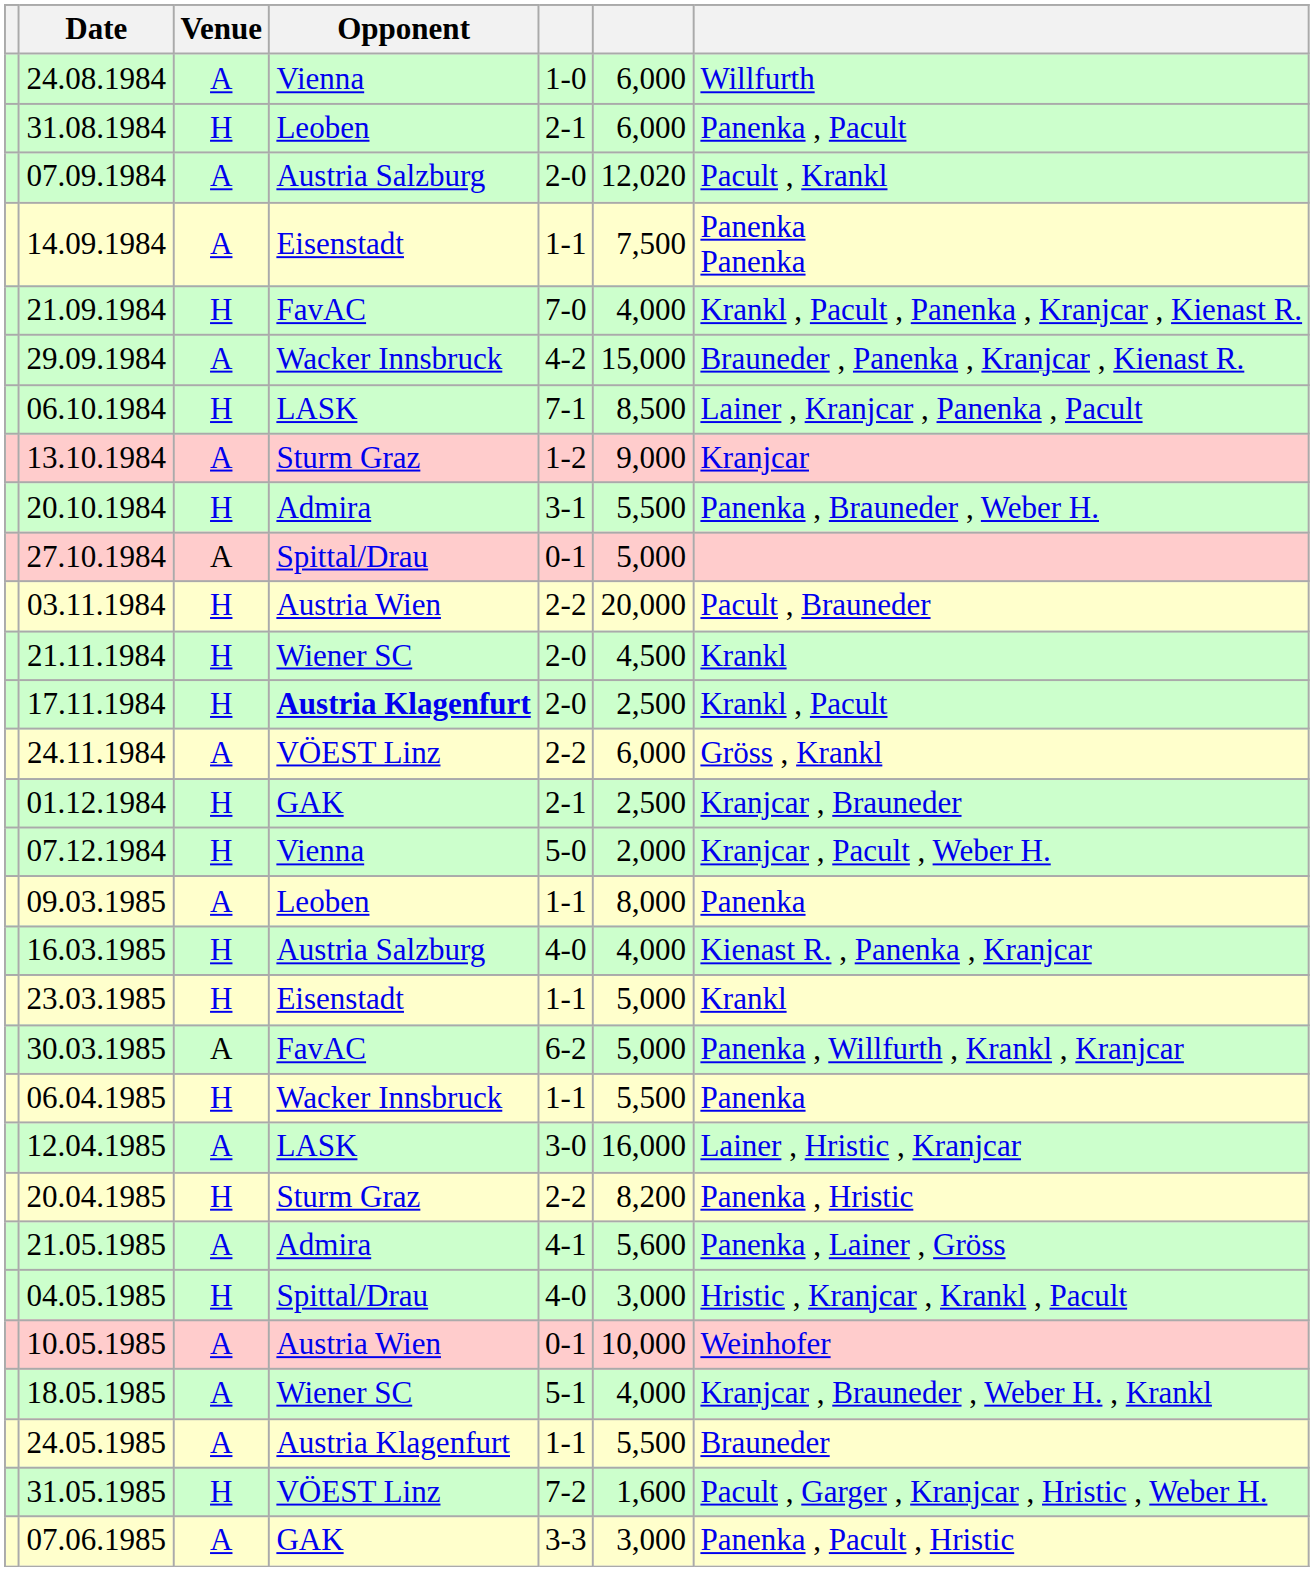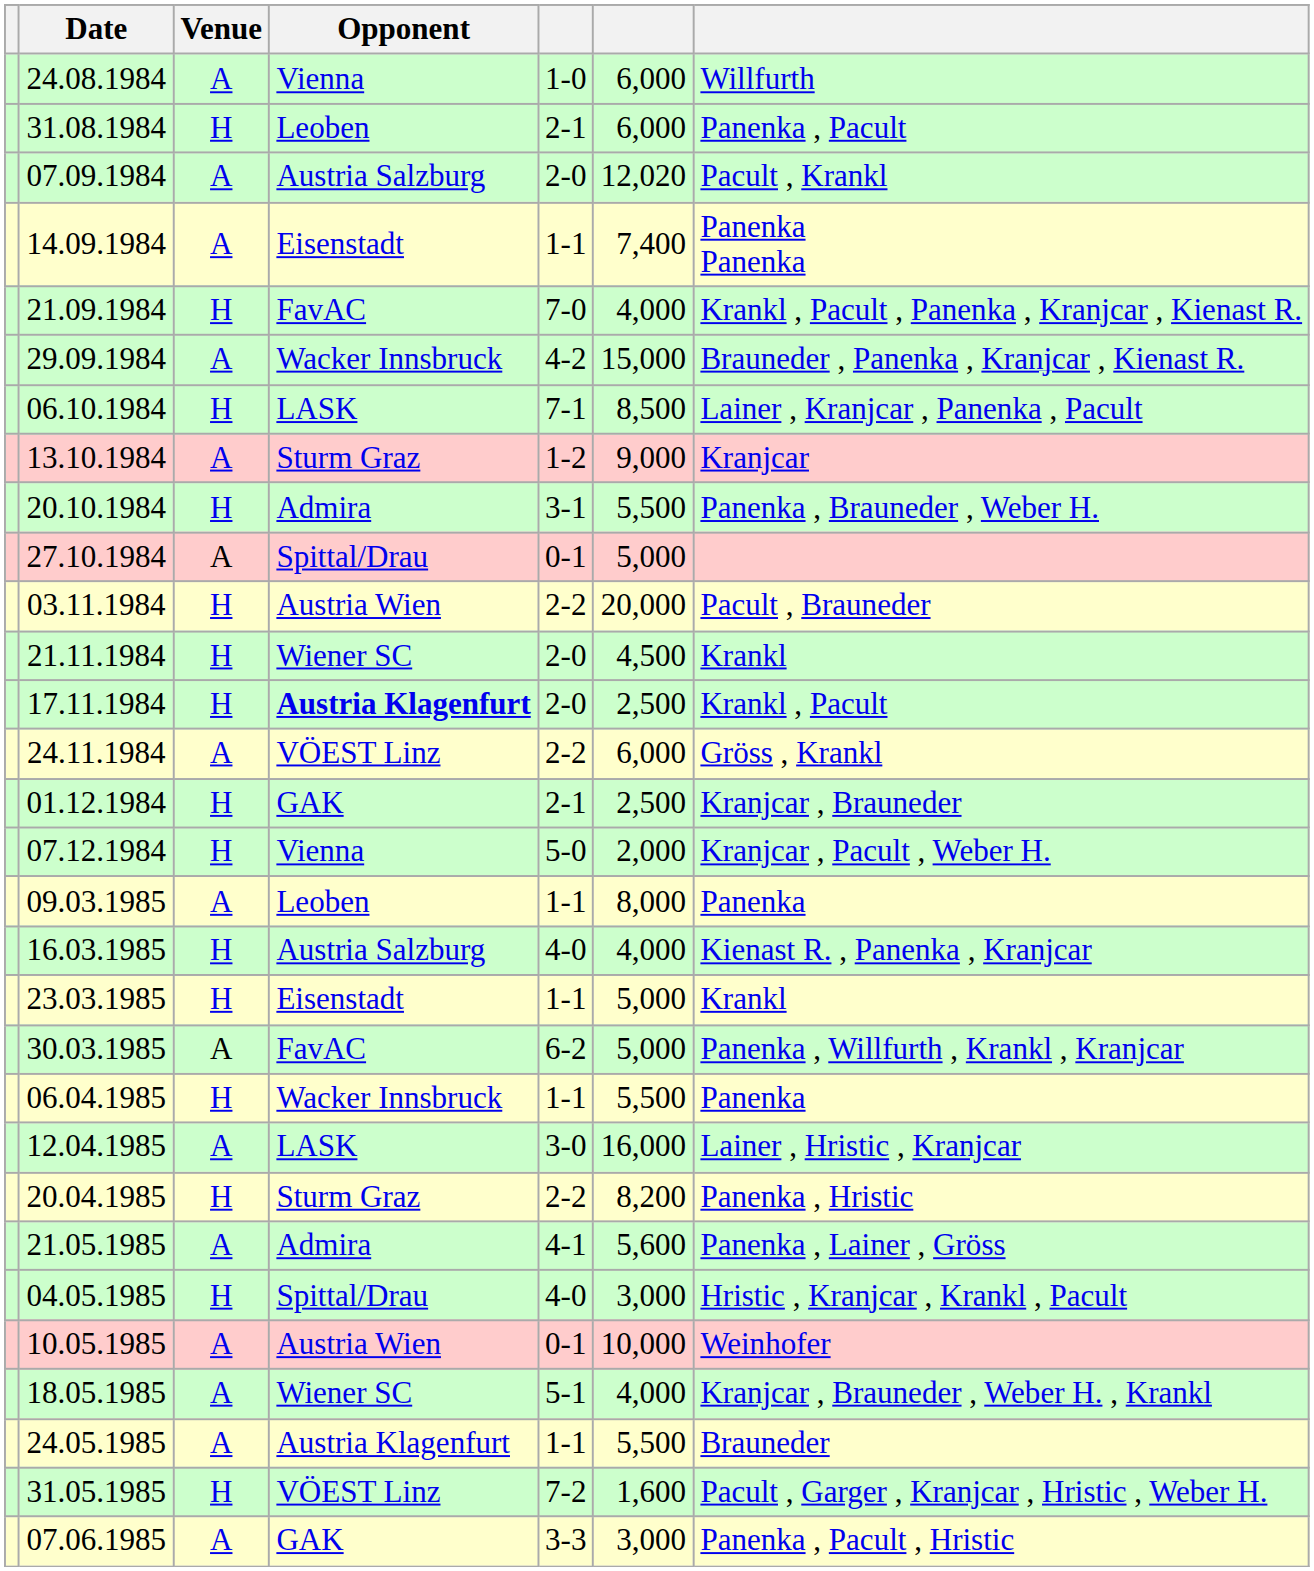(651, 243) 7,500 -> (651, 243) 7,400
